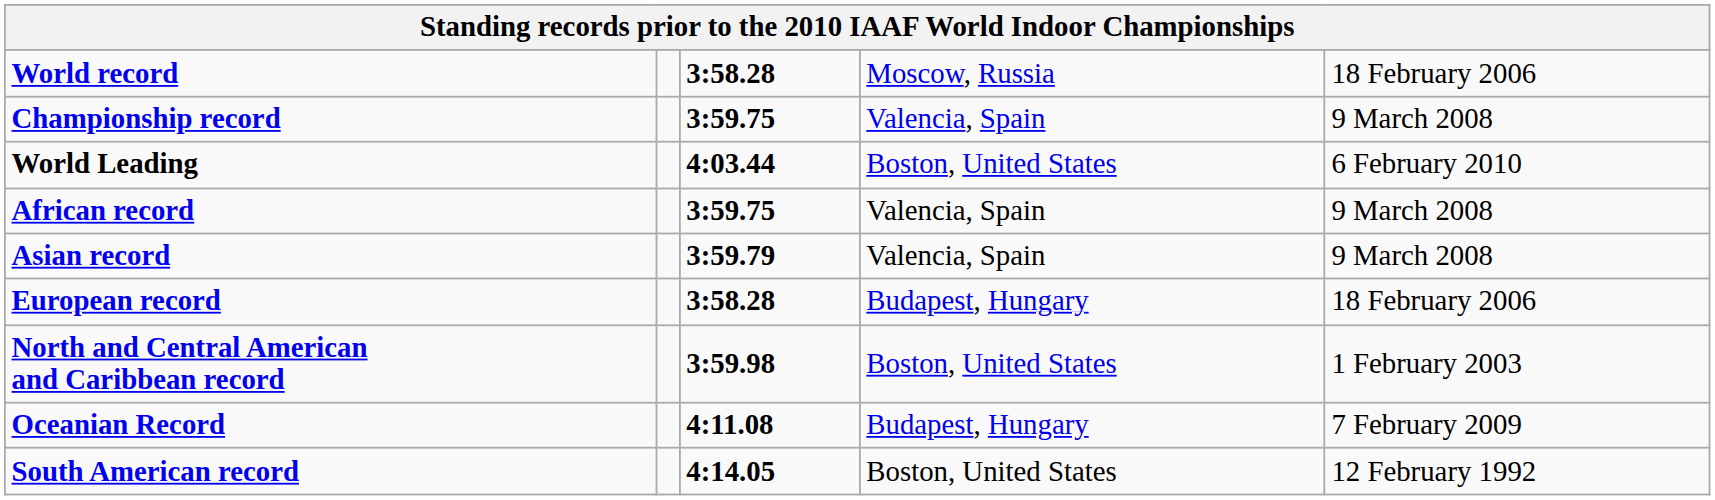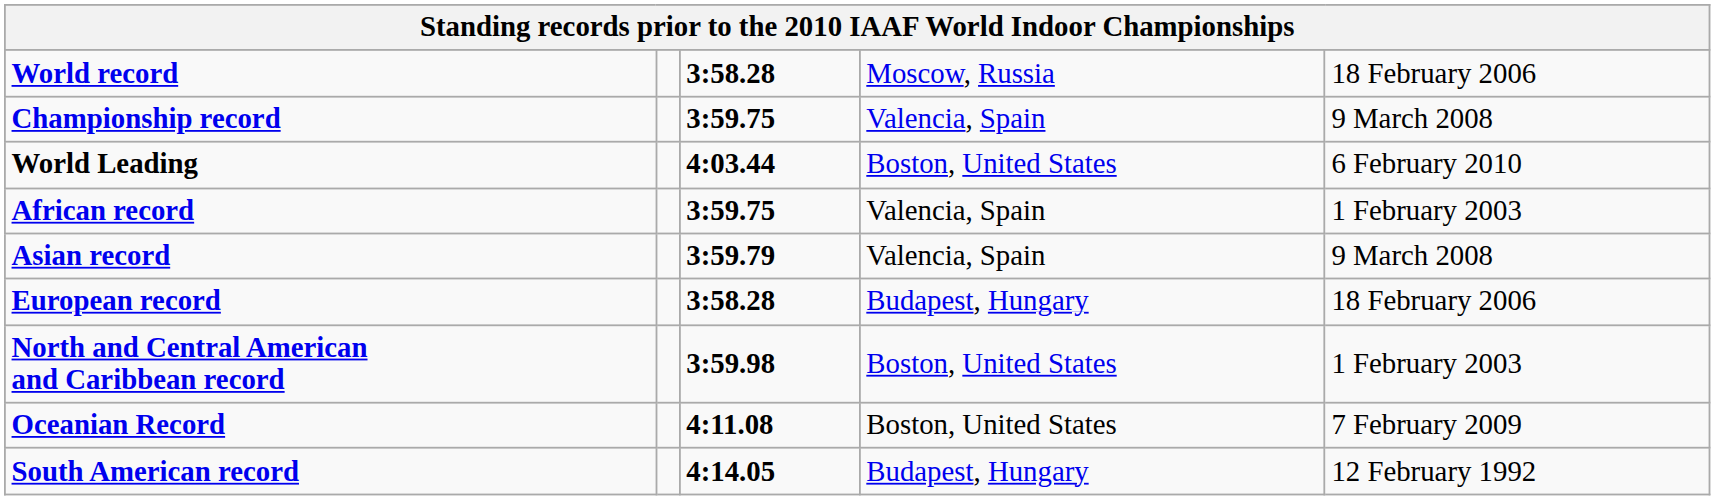(1412, 210) 9 March 2008 -> (1427, 210) 1 February 2003
(977, 425) Budapest, Hungary -> (992, 425) Boston, United States
(992, 470) Boston, United States -> (977, 470) Budapest, Hungary
